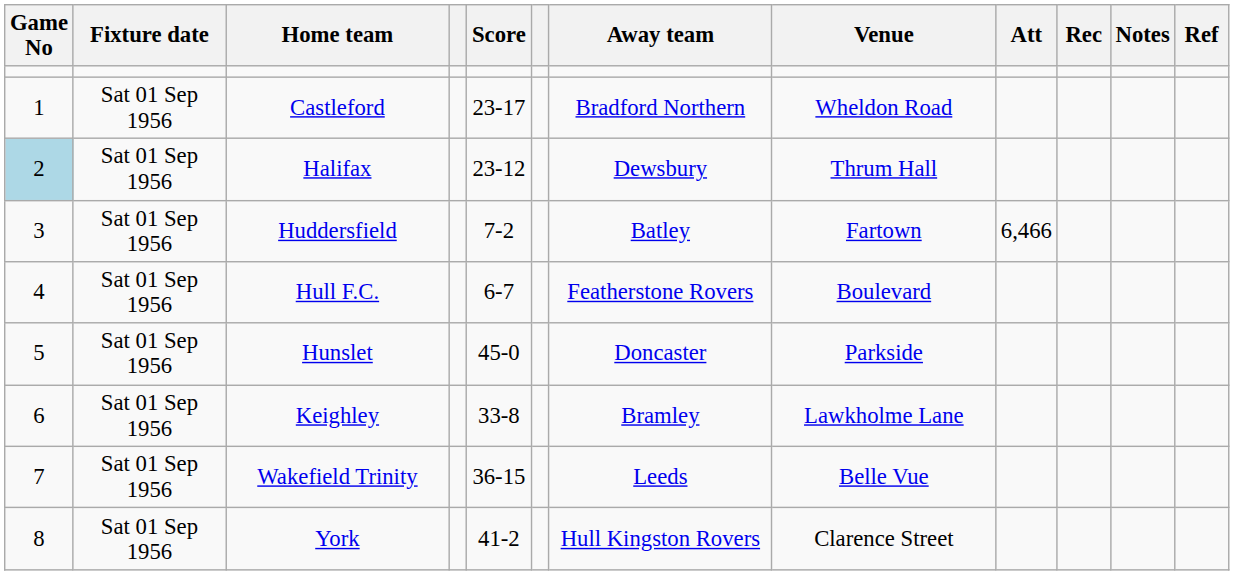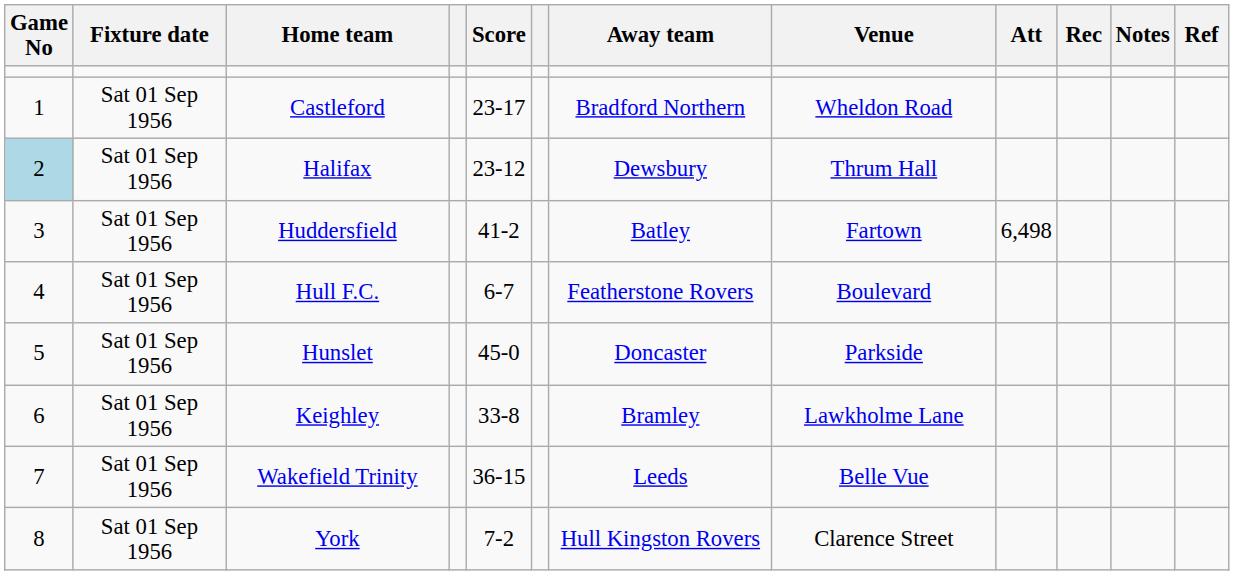(499, 230) 7-2 -> (499, 230) 41-2
(1026, 230) 6,466 -> (1026, 230) 6,498
(499, 538) 41-2 -> (499, 538) 7-2
